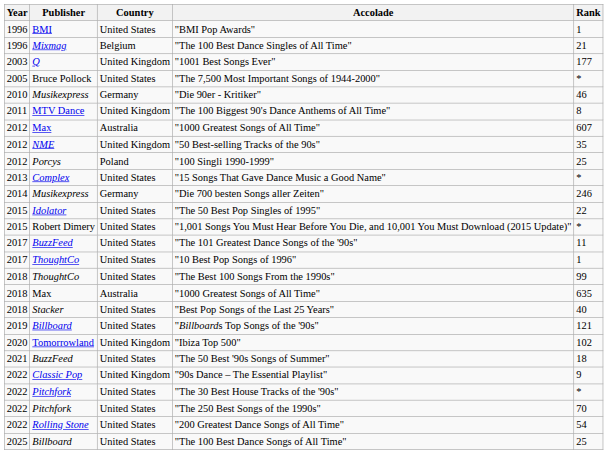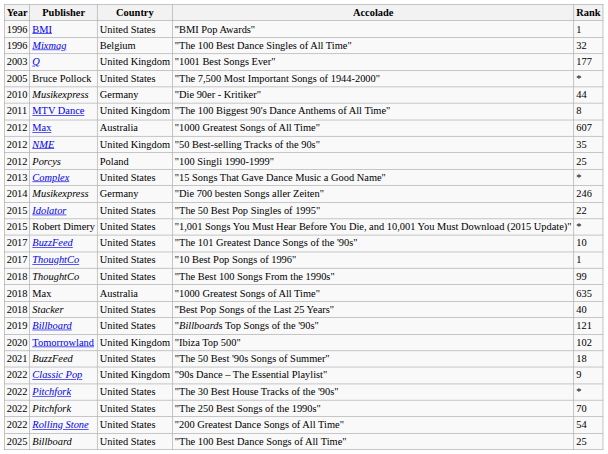(582, 45) 21 -> (582, 45) 32
(582, 95) 46 -> (582, 95) 44
(581, 243) 11 -> (582, 243) 10
